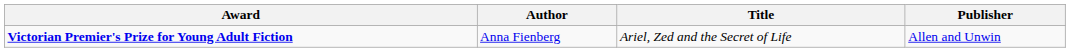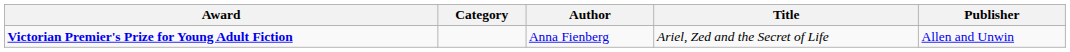+ column: (482, 15)
